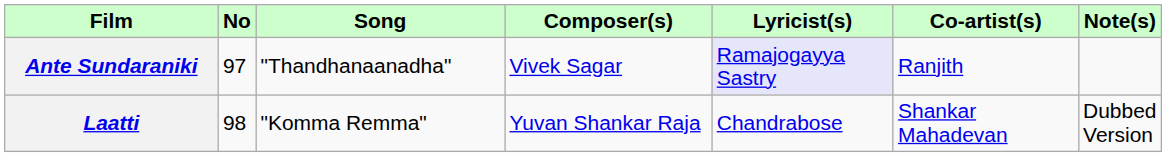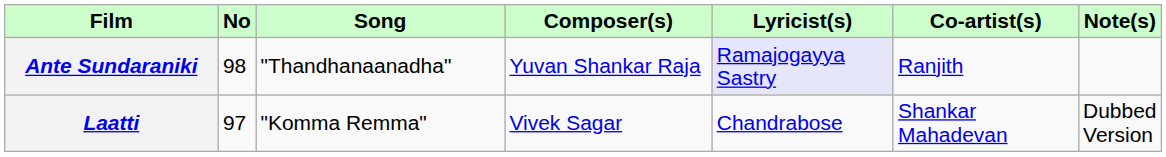(235, 66) 97 -> (235, 66) 98
(566, 66) Vivek Sagar -> (605, 66) Yuvan Shankar Raja
(235, 122) 98 -> (235, 122) 97
(605, 122) Yuvan Shankar Raja -> (566, 122) Vivek Sagar
